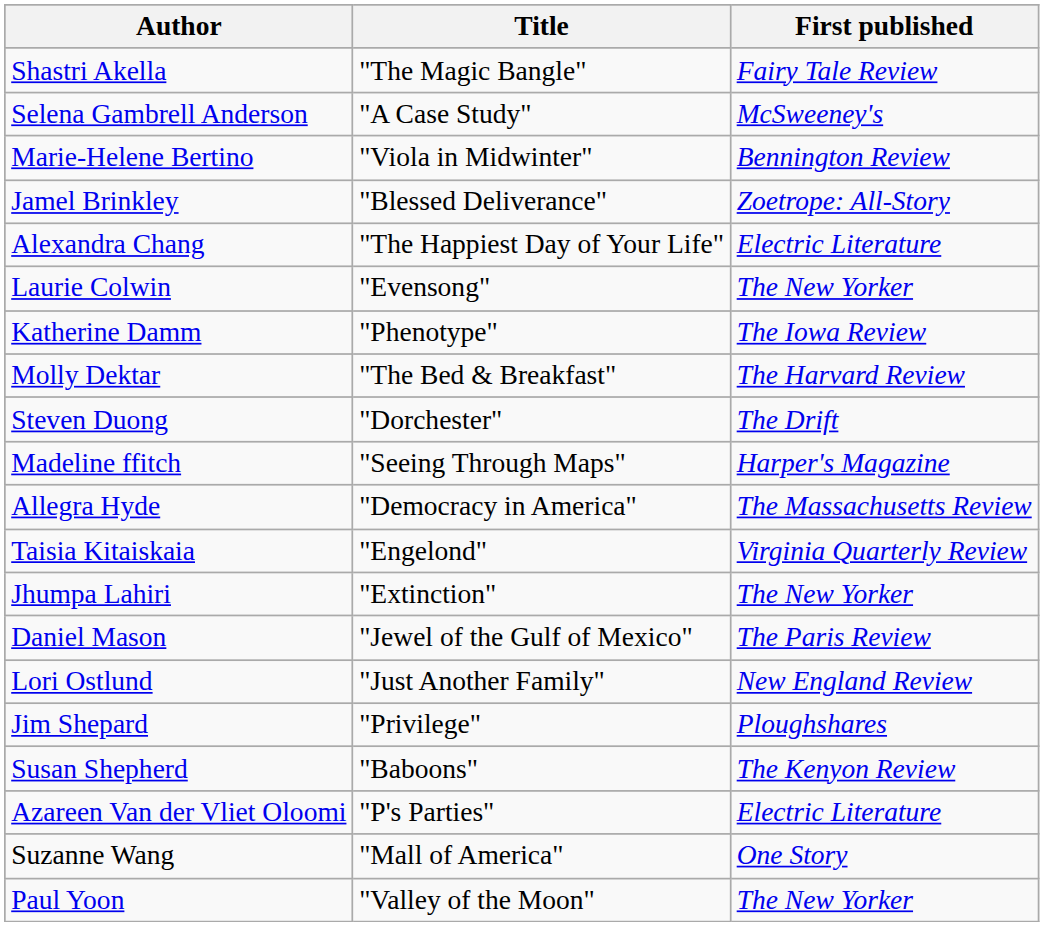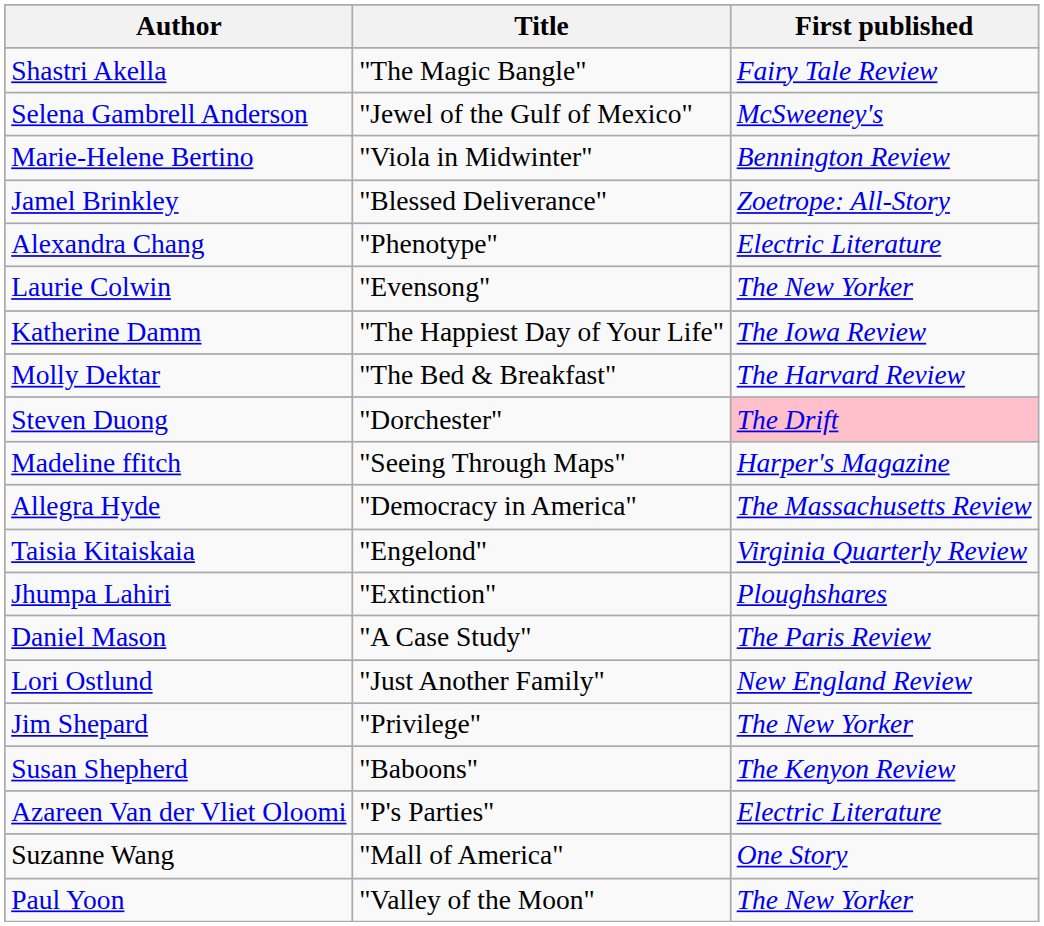(445, 113) "A Case Study" -> (526, 113) "Jewel of the Gulf of Mexico"
(542, 244) "The Happiest Day of Your Life" -> (428, 244) "Phenotype"
(428, 331) "Phenotype" -> (542, 331) "The Happiest Day of Your Life"
(788, 419) no background -> (788, 419) pink background
(825, 593) The New Yorker -> (812, 593) Ploughshares
(526, 637) "Jewel of the Gulf of Mexico" -> (445, 637) "A Case Study"
(812, 724) Ploughshares -> (825, 724) The New Yorker
